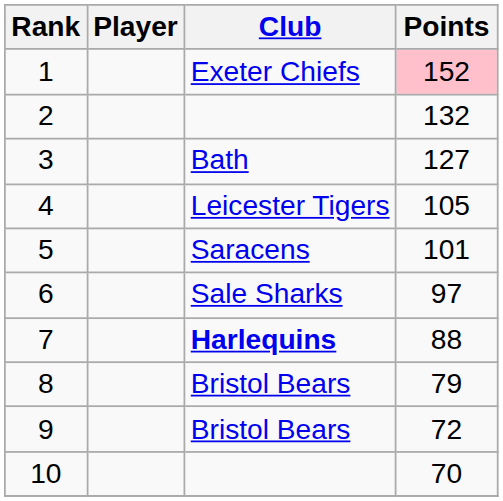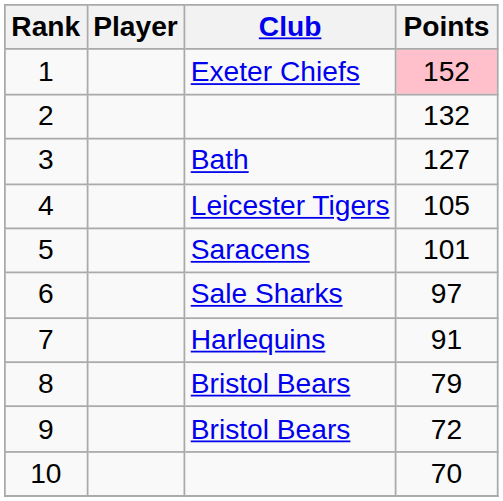(264, 339) bold -> (258, 339) normal
(446, 339) 88 -> (446, 339) 91
